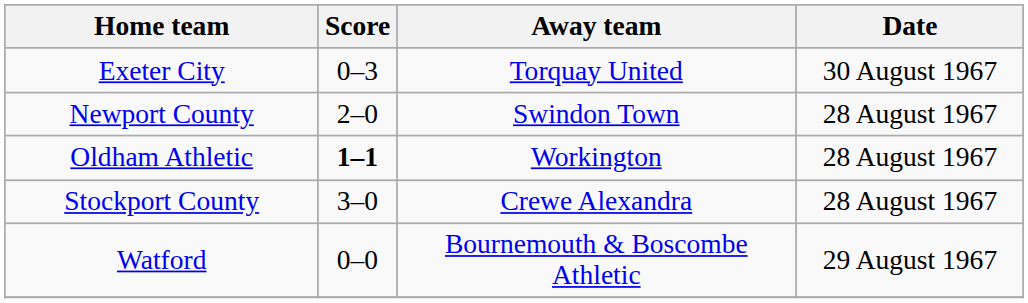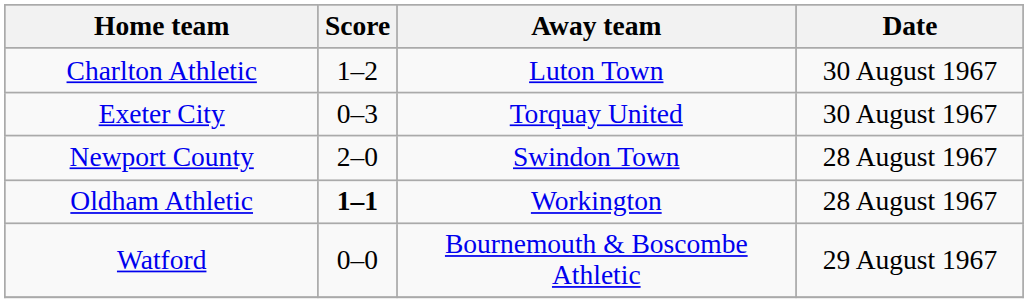+ row: (162, 69)
- row: (162, 200)
